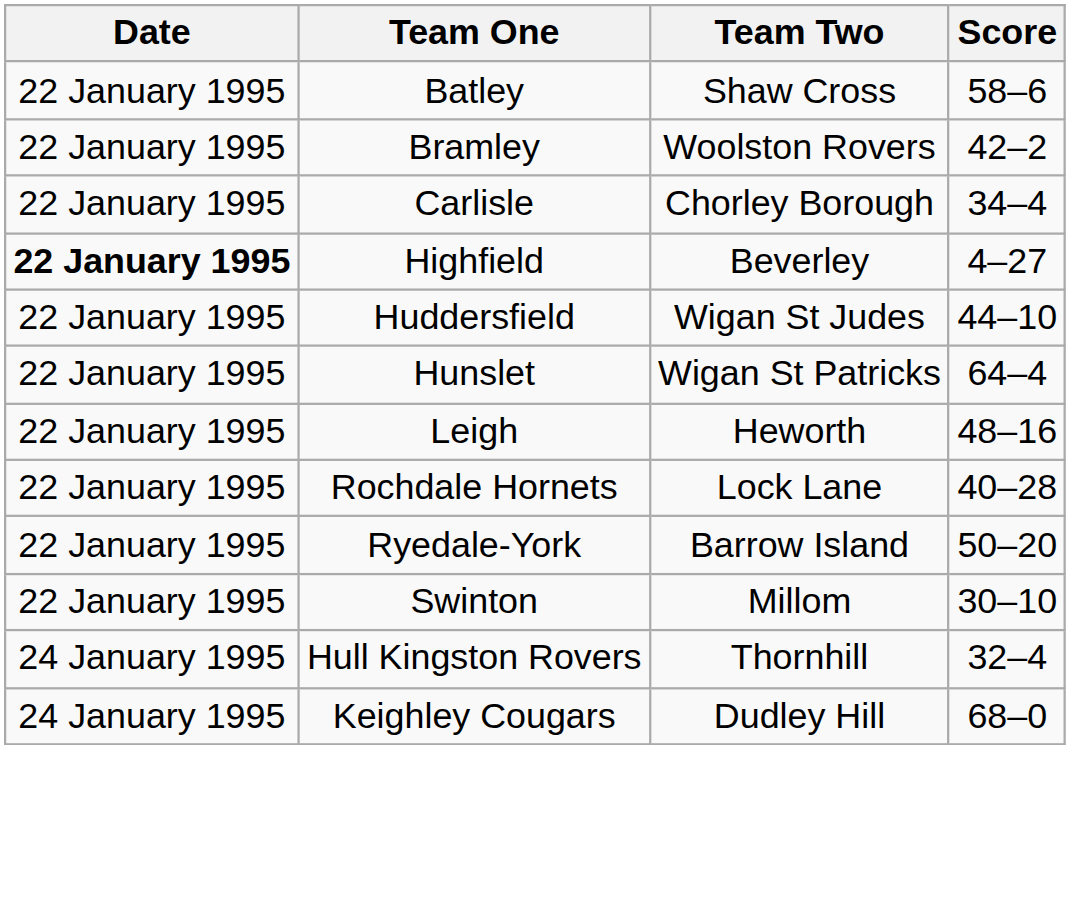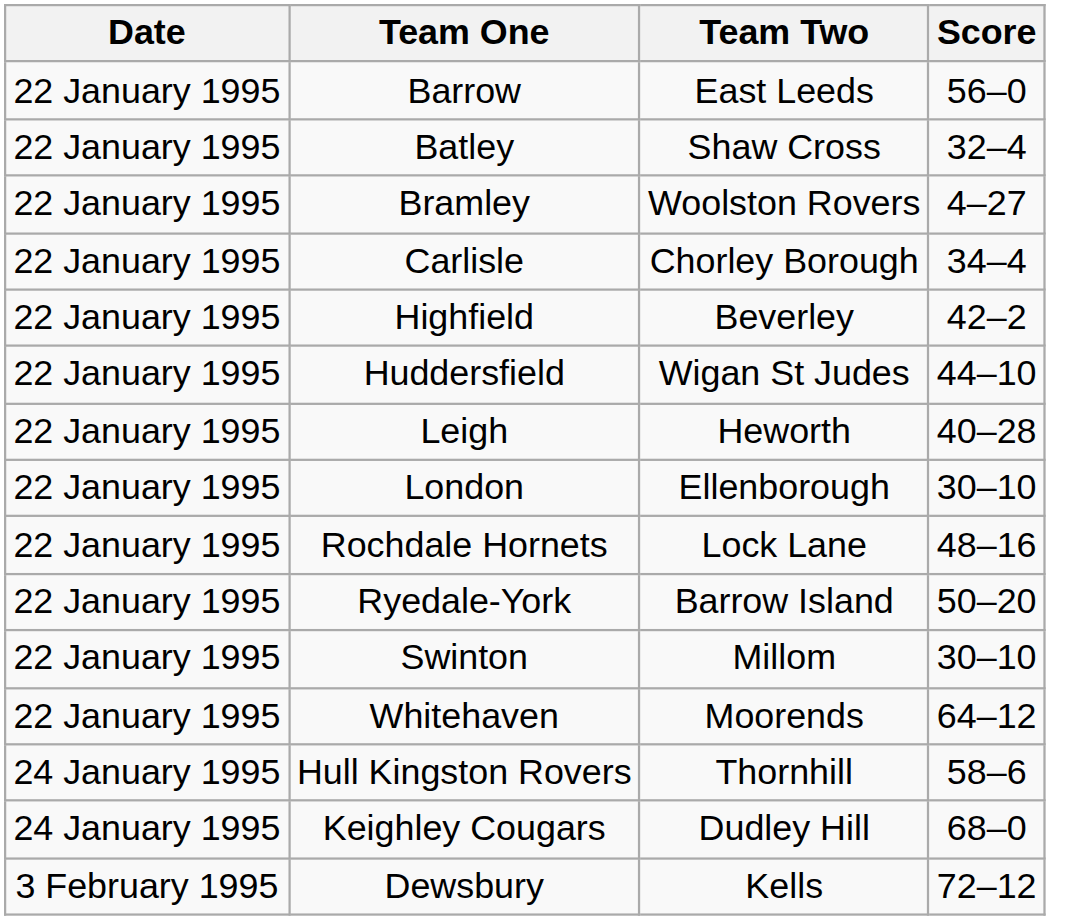+ row: (464, 89)
(1007, 89) 58–6 -> (987, 146) 32–4
(1007, 146) 42–2 -> (987, 203) 4–27
(152, 260) bold -> (147, 317) normal
(1007, 260) 4–27 -> (987, 317) 42–2
- row: (474, 373)
(1007, 430) 48–16 -> (987, 430) 40–28
+ row: (464, 487)
(1007, 487) 40–28 -> (987, 544) 48–16
+ row: (464, 714)
(1007, 658) 32–4 -> (987, 771) 58–6
+ row: (464, 885)
